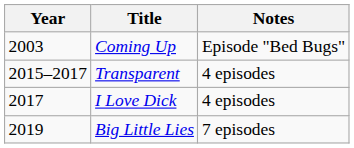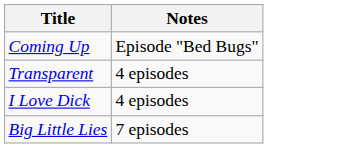- column: (48, 18)
